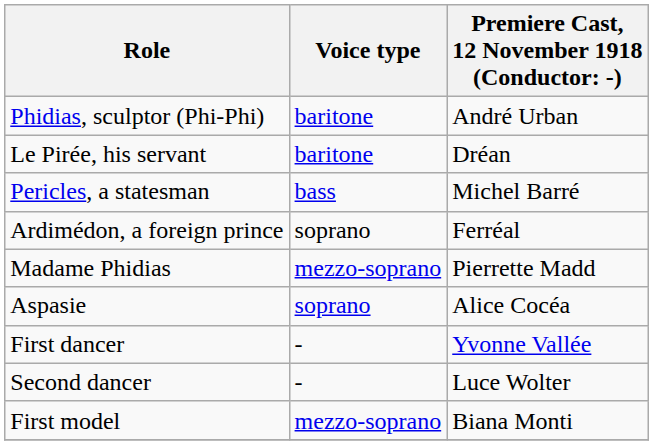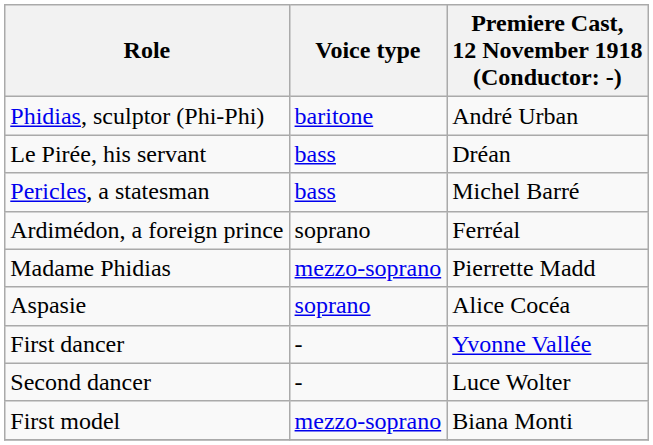(334, 153) baritone -> (315, 153) bass
